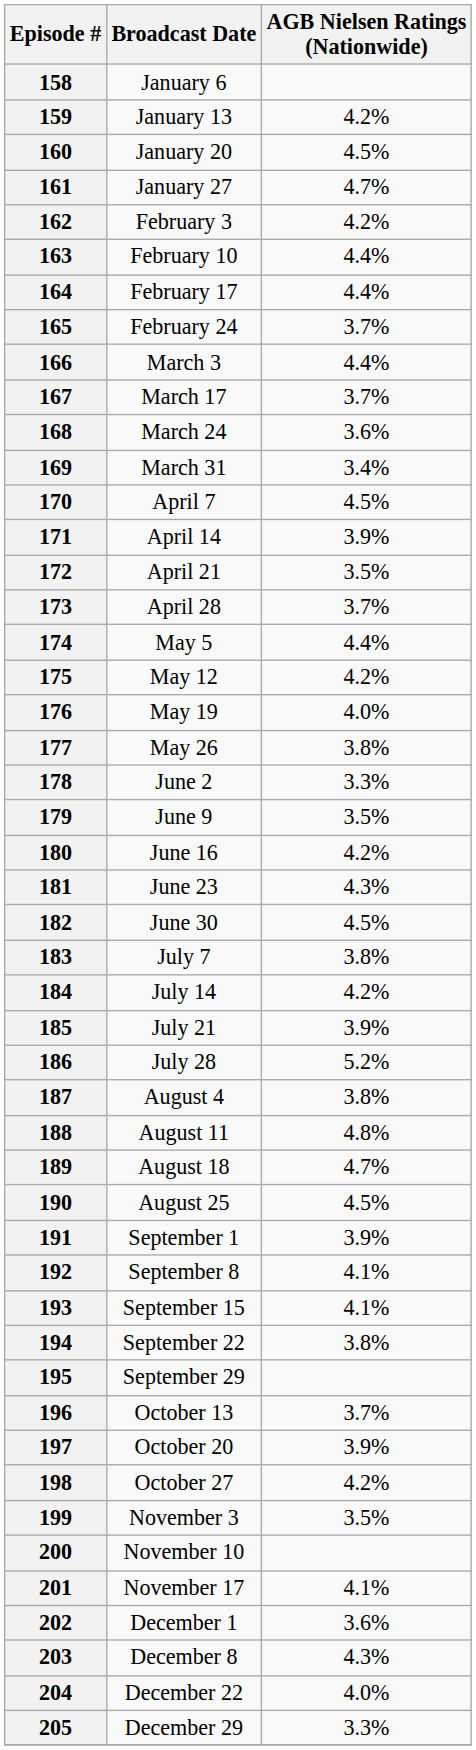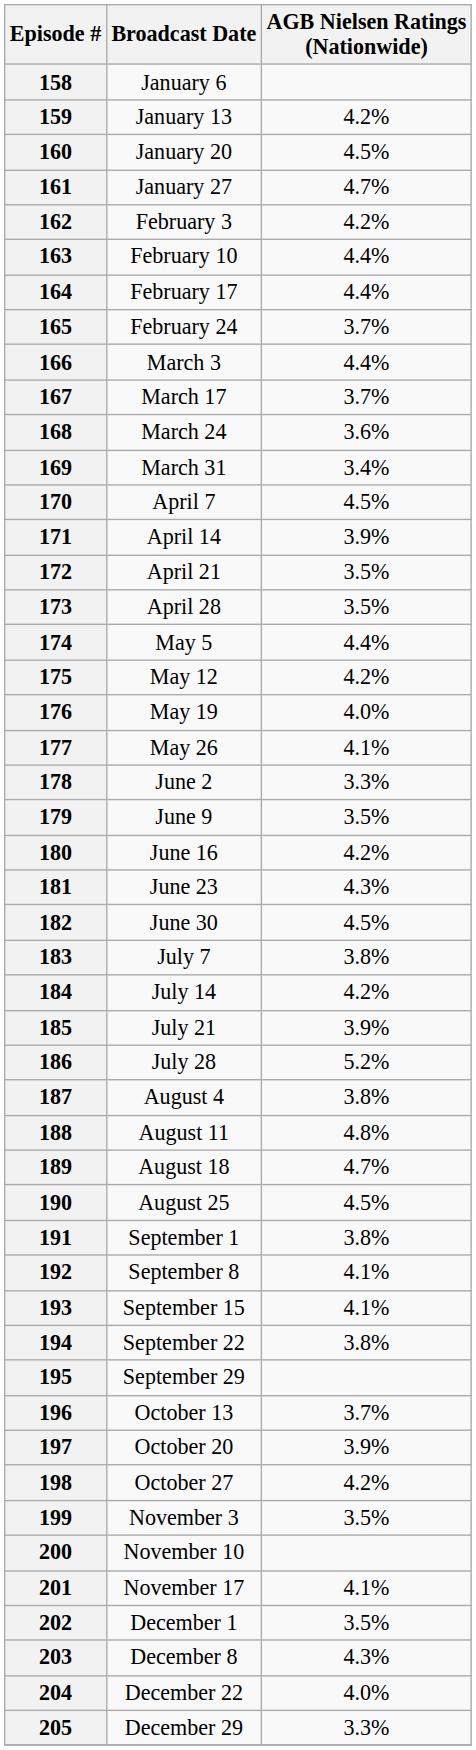(366, 607) 3.7% -> (366, 607) 3.5%
(366, 747) 3.8% -> (366, 747) 4.1%
(366, 1237) 3.9% -> (366, 1237) 3.8%
(366, 1622) 3.6% -> (366, 1622) 3.5%
